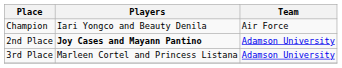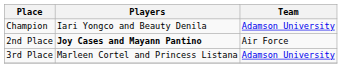(265, 26) Air Force -> (288, 26) Adamson University
(288, 41) Adamson University -> (265, 41) Air Force
